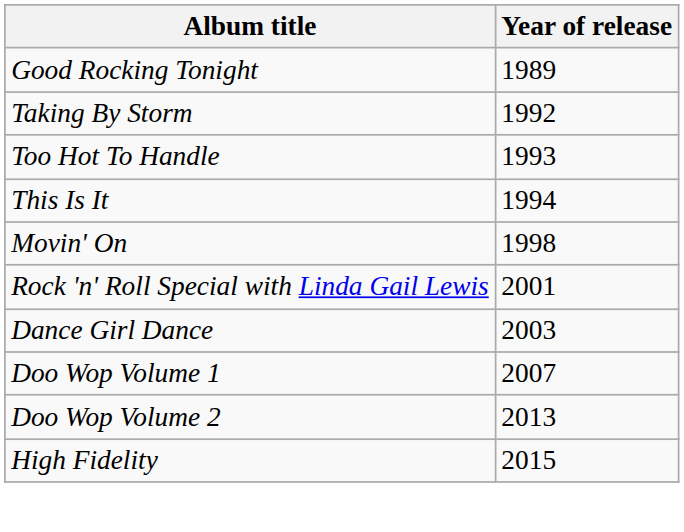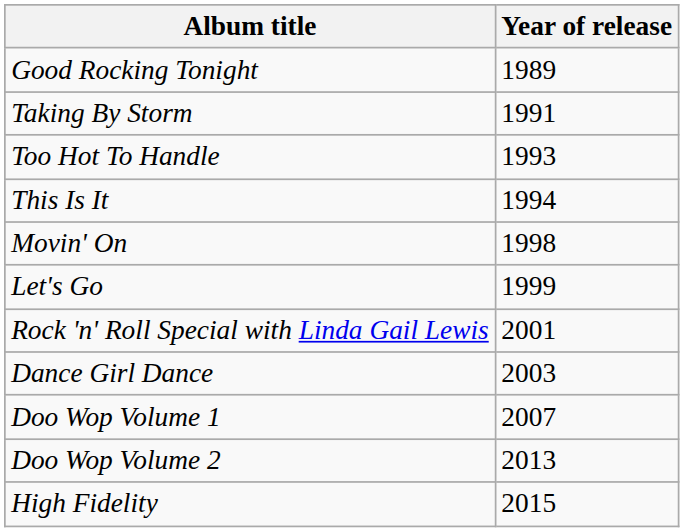(529, 112) 1992 -> (529, 112) 1991
+ row: (57, 286)
